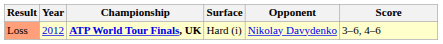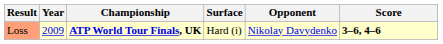(53, 30) 2012 -> (53, 30) 2009
(361, 30) normal -> (361, 30) bold
